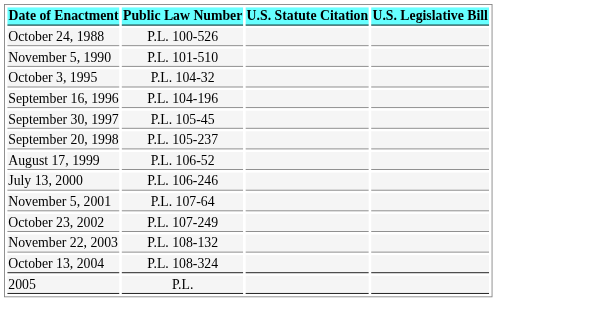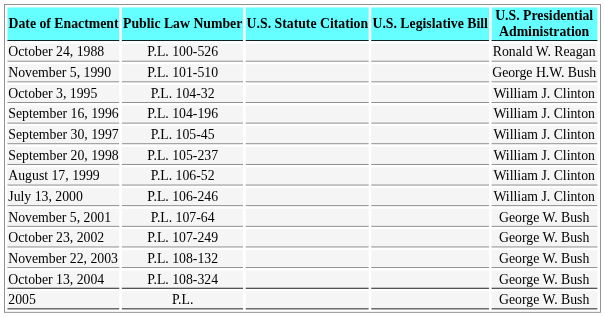+ column: (544, 23)
